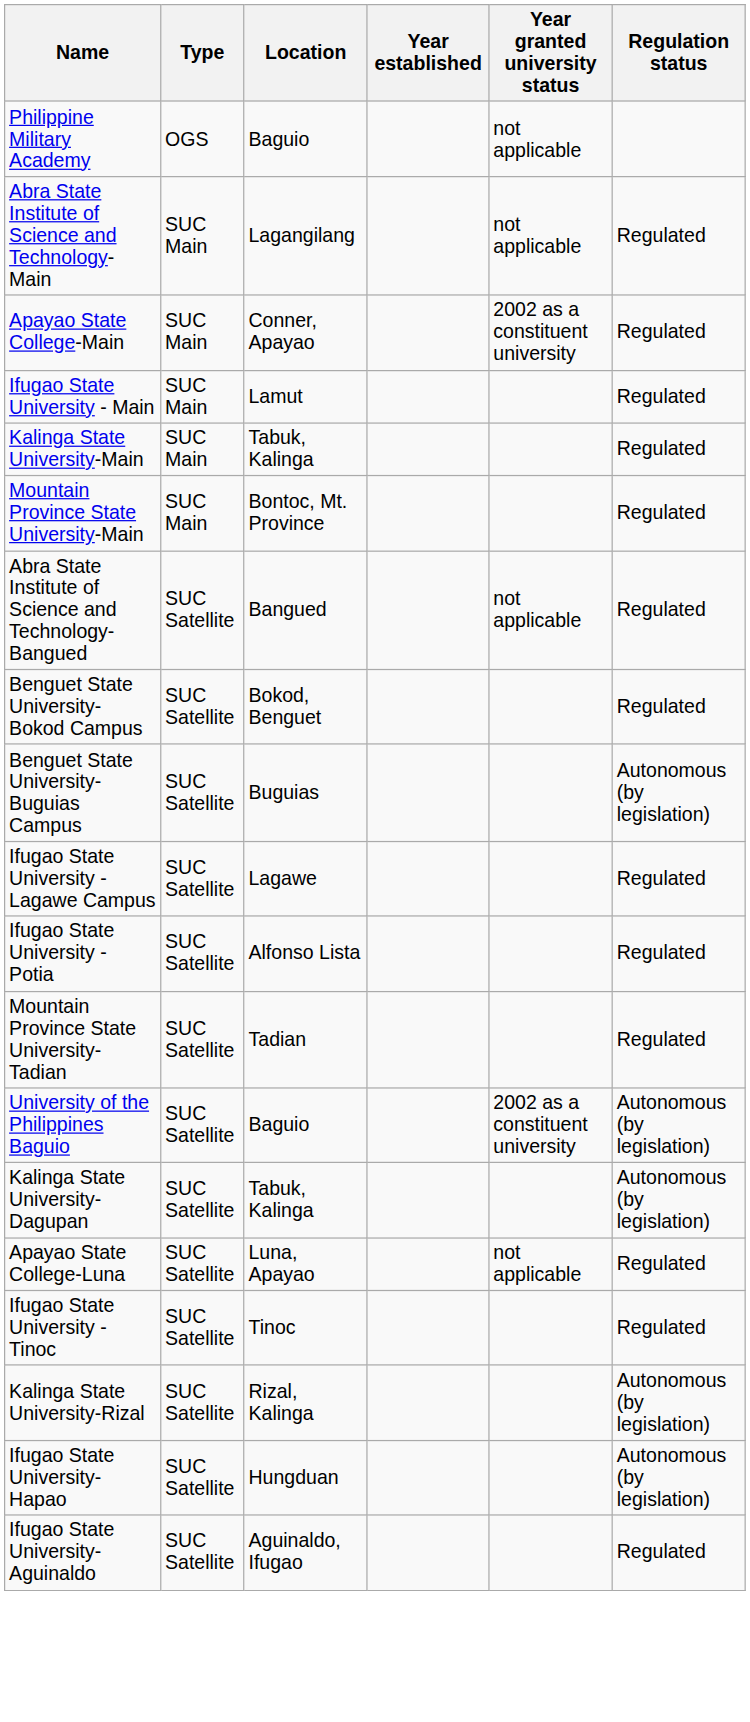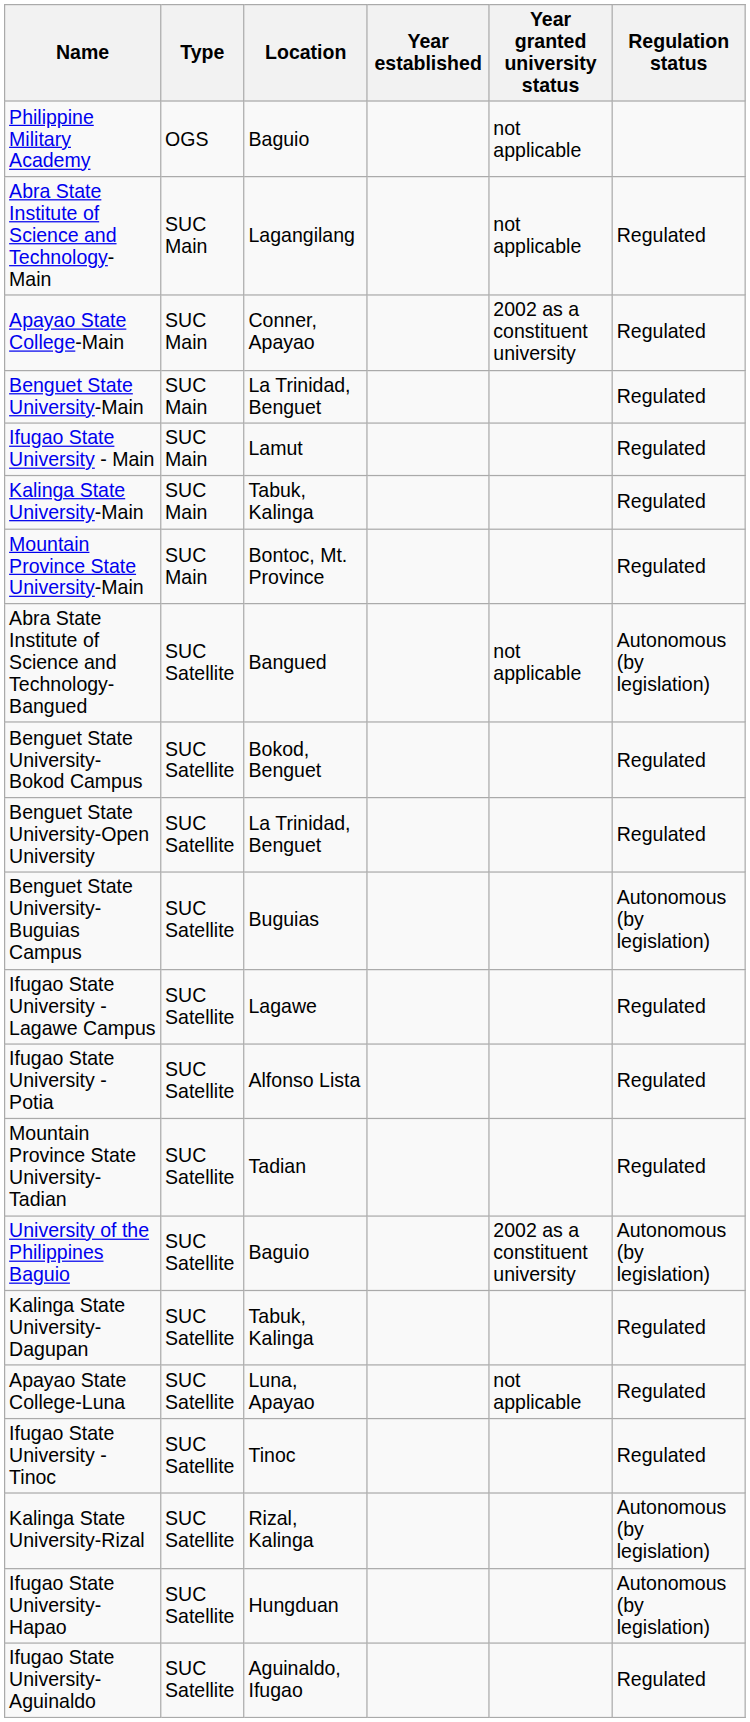+ row: (76, 396)
(661, 610) Regulated -> (672, 662) Autonomous (by legislation)
+ row: (79, 834)
(672, 1200) Autonomous (by legislation) -> (661, 1327) Regulated
